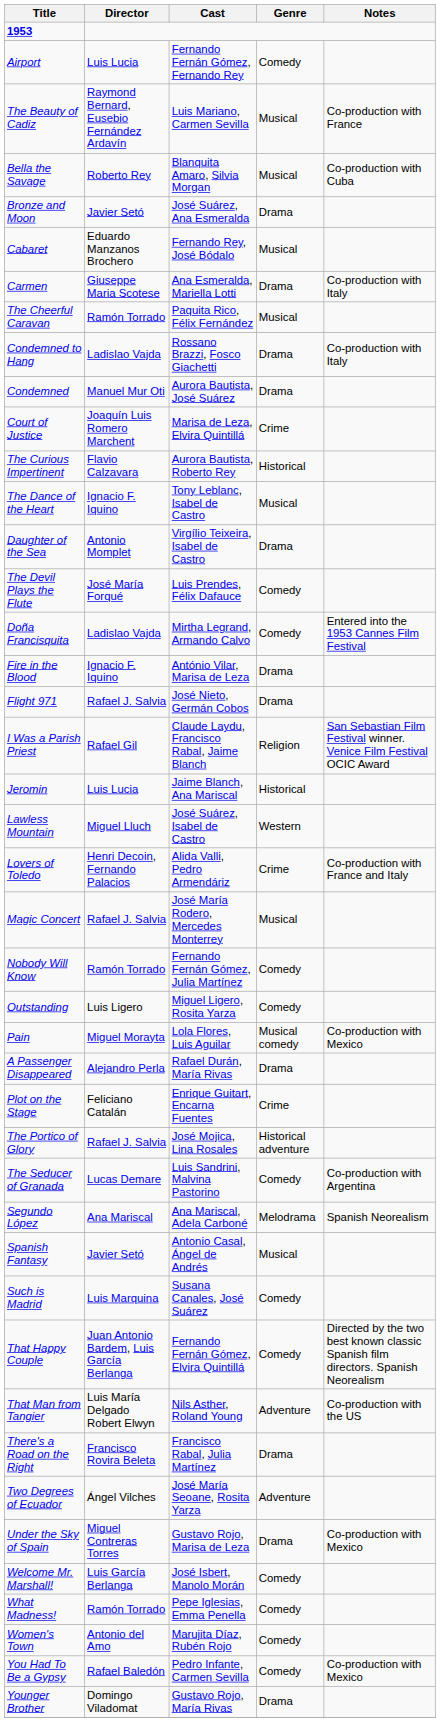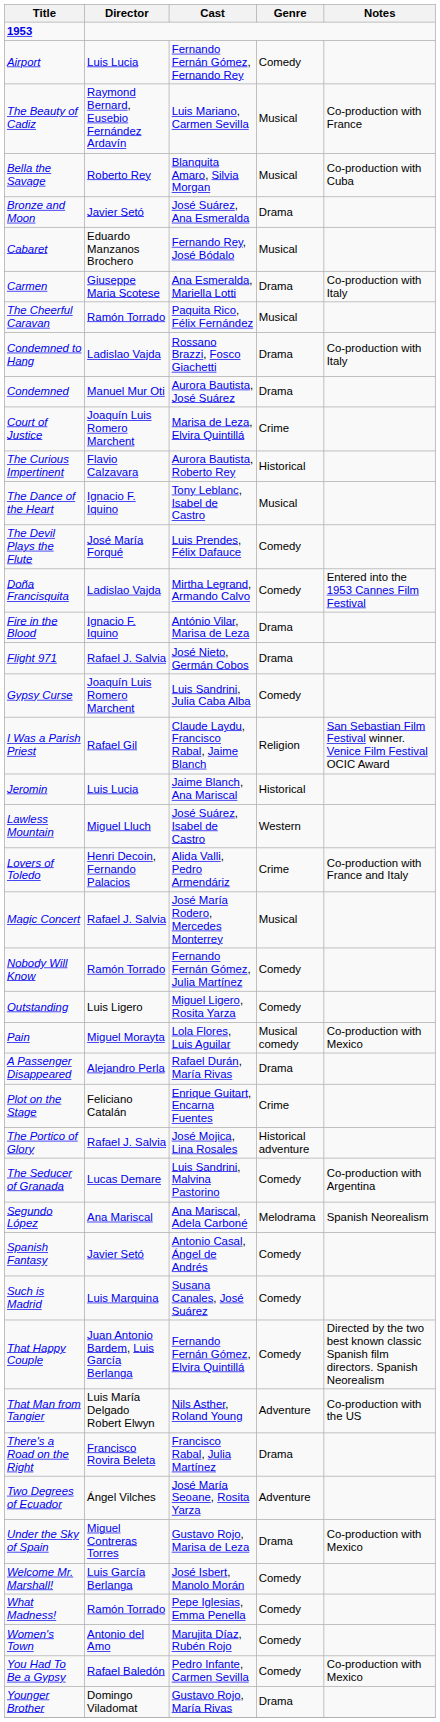- row: (37, 546)
+ row: (40, 695)
(278, 1254) Musical -> (280, 1254) Comedy
